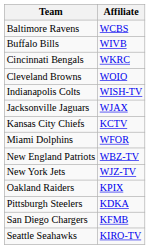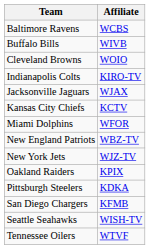- row: (45, 60)
(121, 92) WISH-TV -> (120, 76) KIRO-TV
(120, 236) KIRO-TV -> (121, 220) WISH-TV
+ row: (41, 236)
